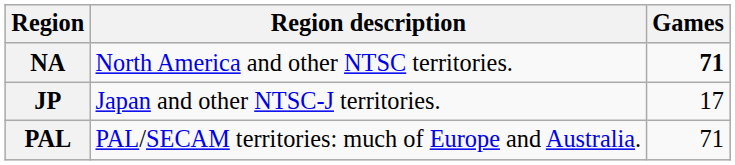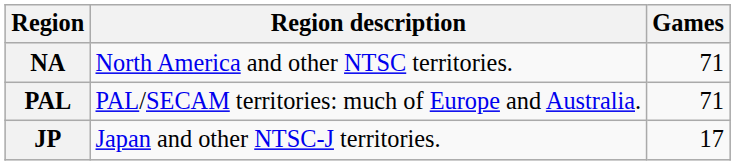(712, 62) bold -> (712, 62) normal
rows swapped: (48, 139) <-> (48, 100)
